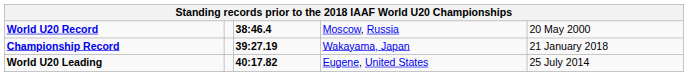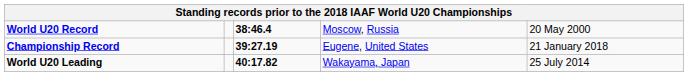(366, 46) Wakayama, Japan -> (376, 46) Eugene, United States
(376, 63) Eugene, United States -> (366, 63) Wakayama, Japan
